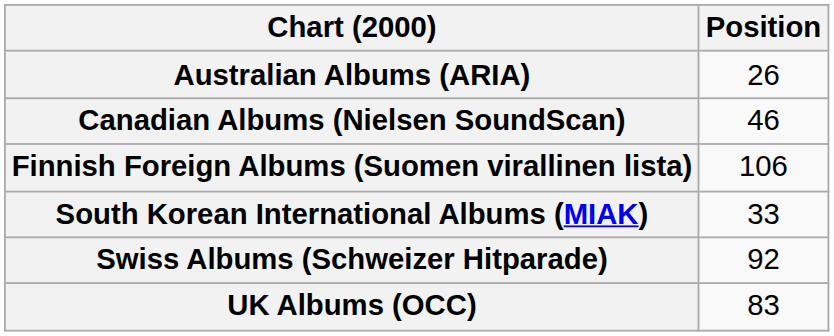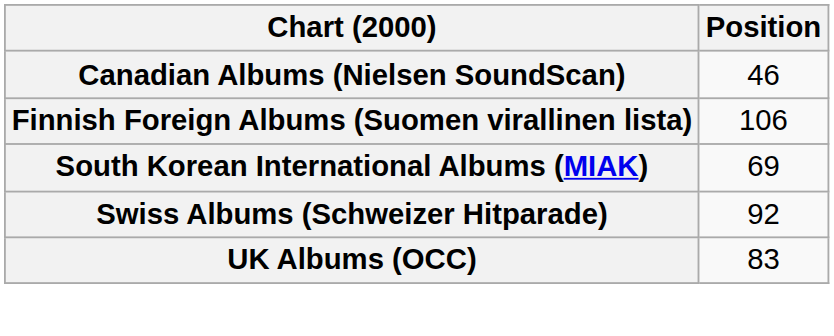- row: (352, 74)
(763, 213) 33 -> (763, 167) 69
